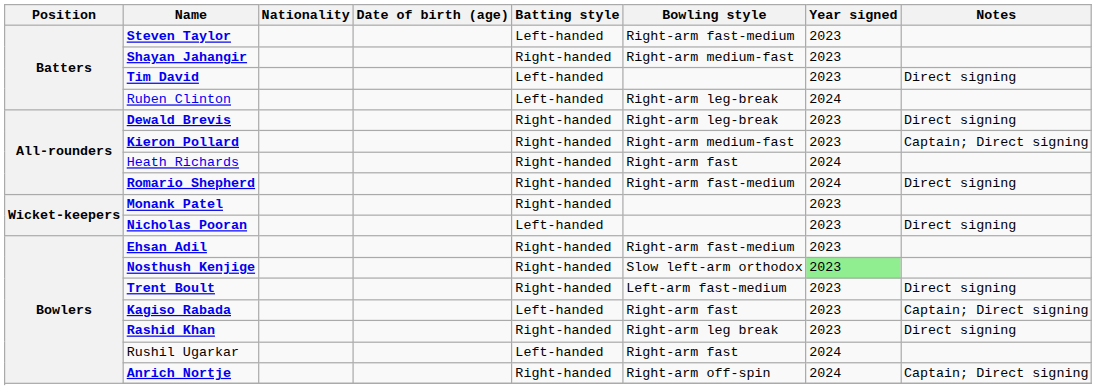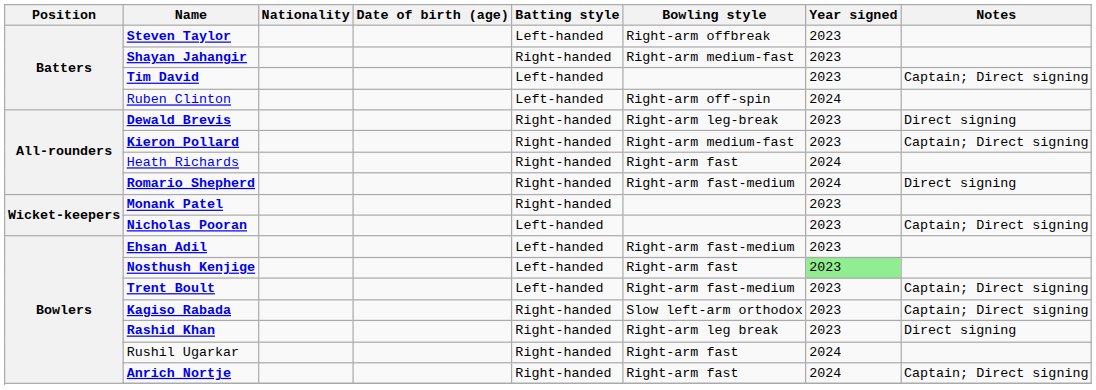(710, 36) Right-arm fast-medium -> (698, 36) Right-arm offbreak
(960, 78) Direct signing -> (996, 78) Captain; Direct signing
(702, 99) Right-arm leg-break -> (698, 99) Right-arm off-spin
(960, 226) Direct signing -> (996, 226) Captain; Direct signing
(563, 247) Right-handed -> (559, 247) Left-handed
(563, 268) Right-handed -> (559, 268) Left-handed
(714, 268) Slow left-arm orthodox -> (682, 268) Right-arm fast
(563, 289) Right-handed -> (559, 289) Left-handed
(706, 289) Left-arm fast-medium -> (710, 289) Right-arm fast-medium
(960, 289) Direct signing -> (996, 289) Captain; Direct signing
(559, 310) Left-handed -> (563, 310) Right-handed
(682, 310) Right-arm fast -> (714, 310) Slow left-arm orthodox
(559, 352) Left-handed -> (563, 352) Right-handed
(698, 373) Right-arm off-spin -> (682, 373) Right-arm fast
